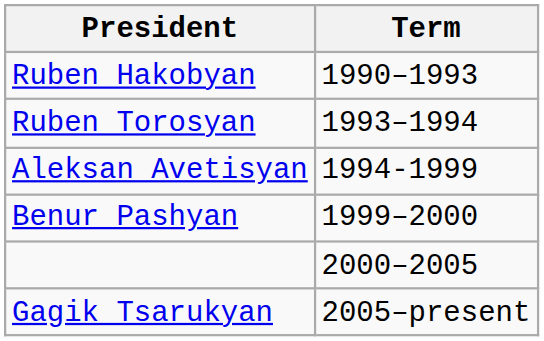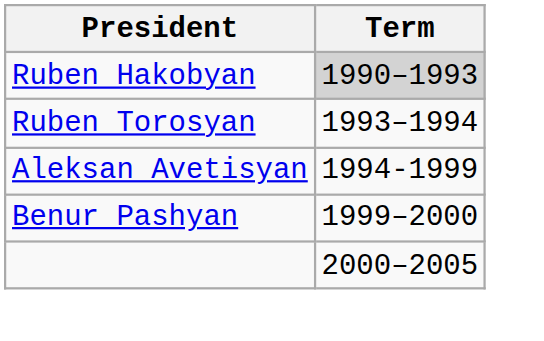(400, 76) no background -> (400, 76) lightgrey background
- row: (143, 312)
